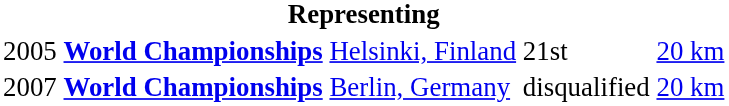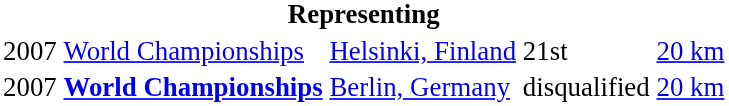(30, 50) 2005 -> (30, 50) 2007
(193, 50) bold -> (184, 50) normal
